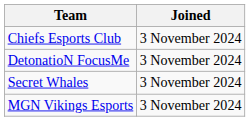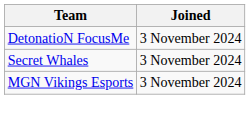- row: (64, 37)
